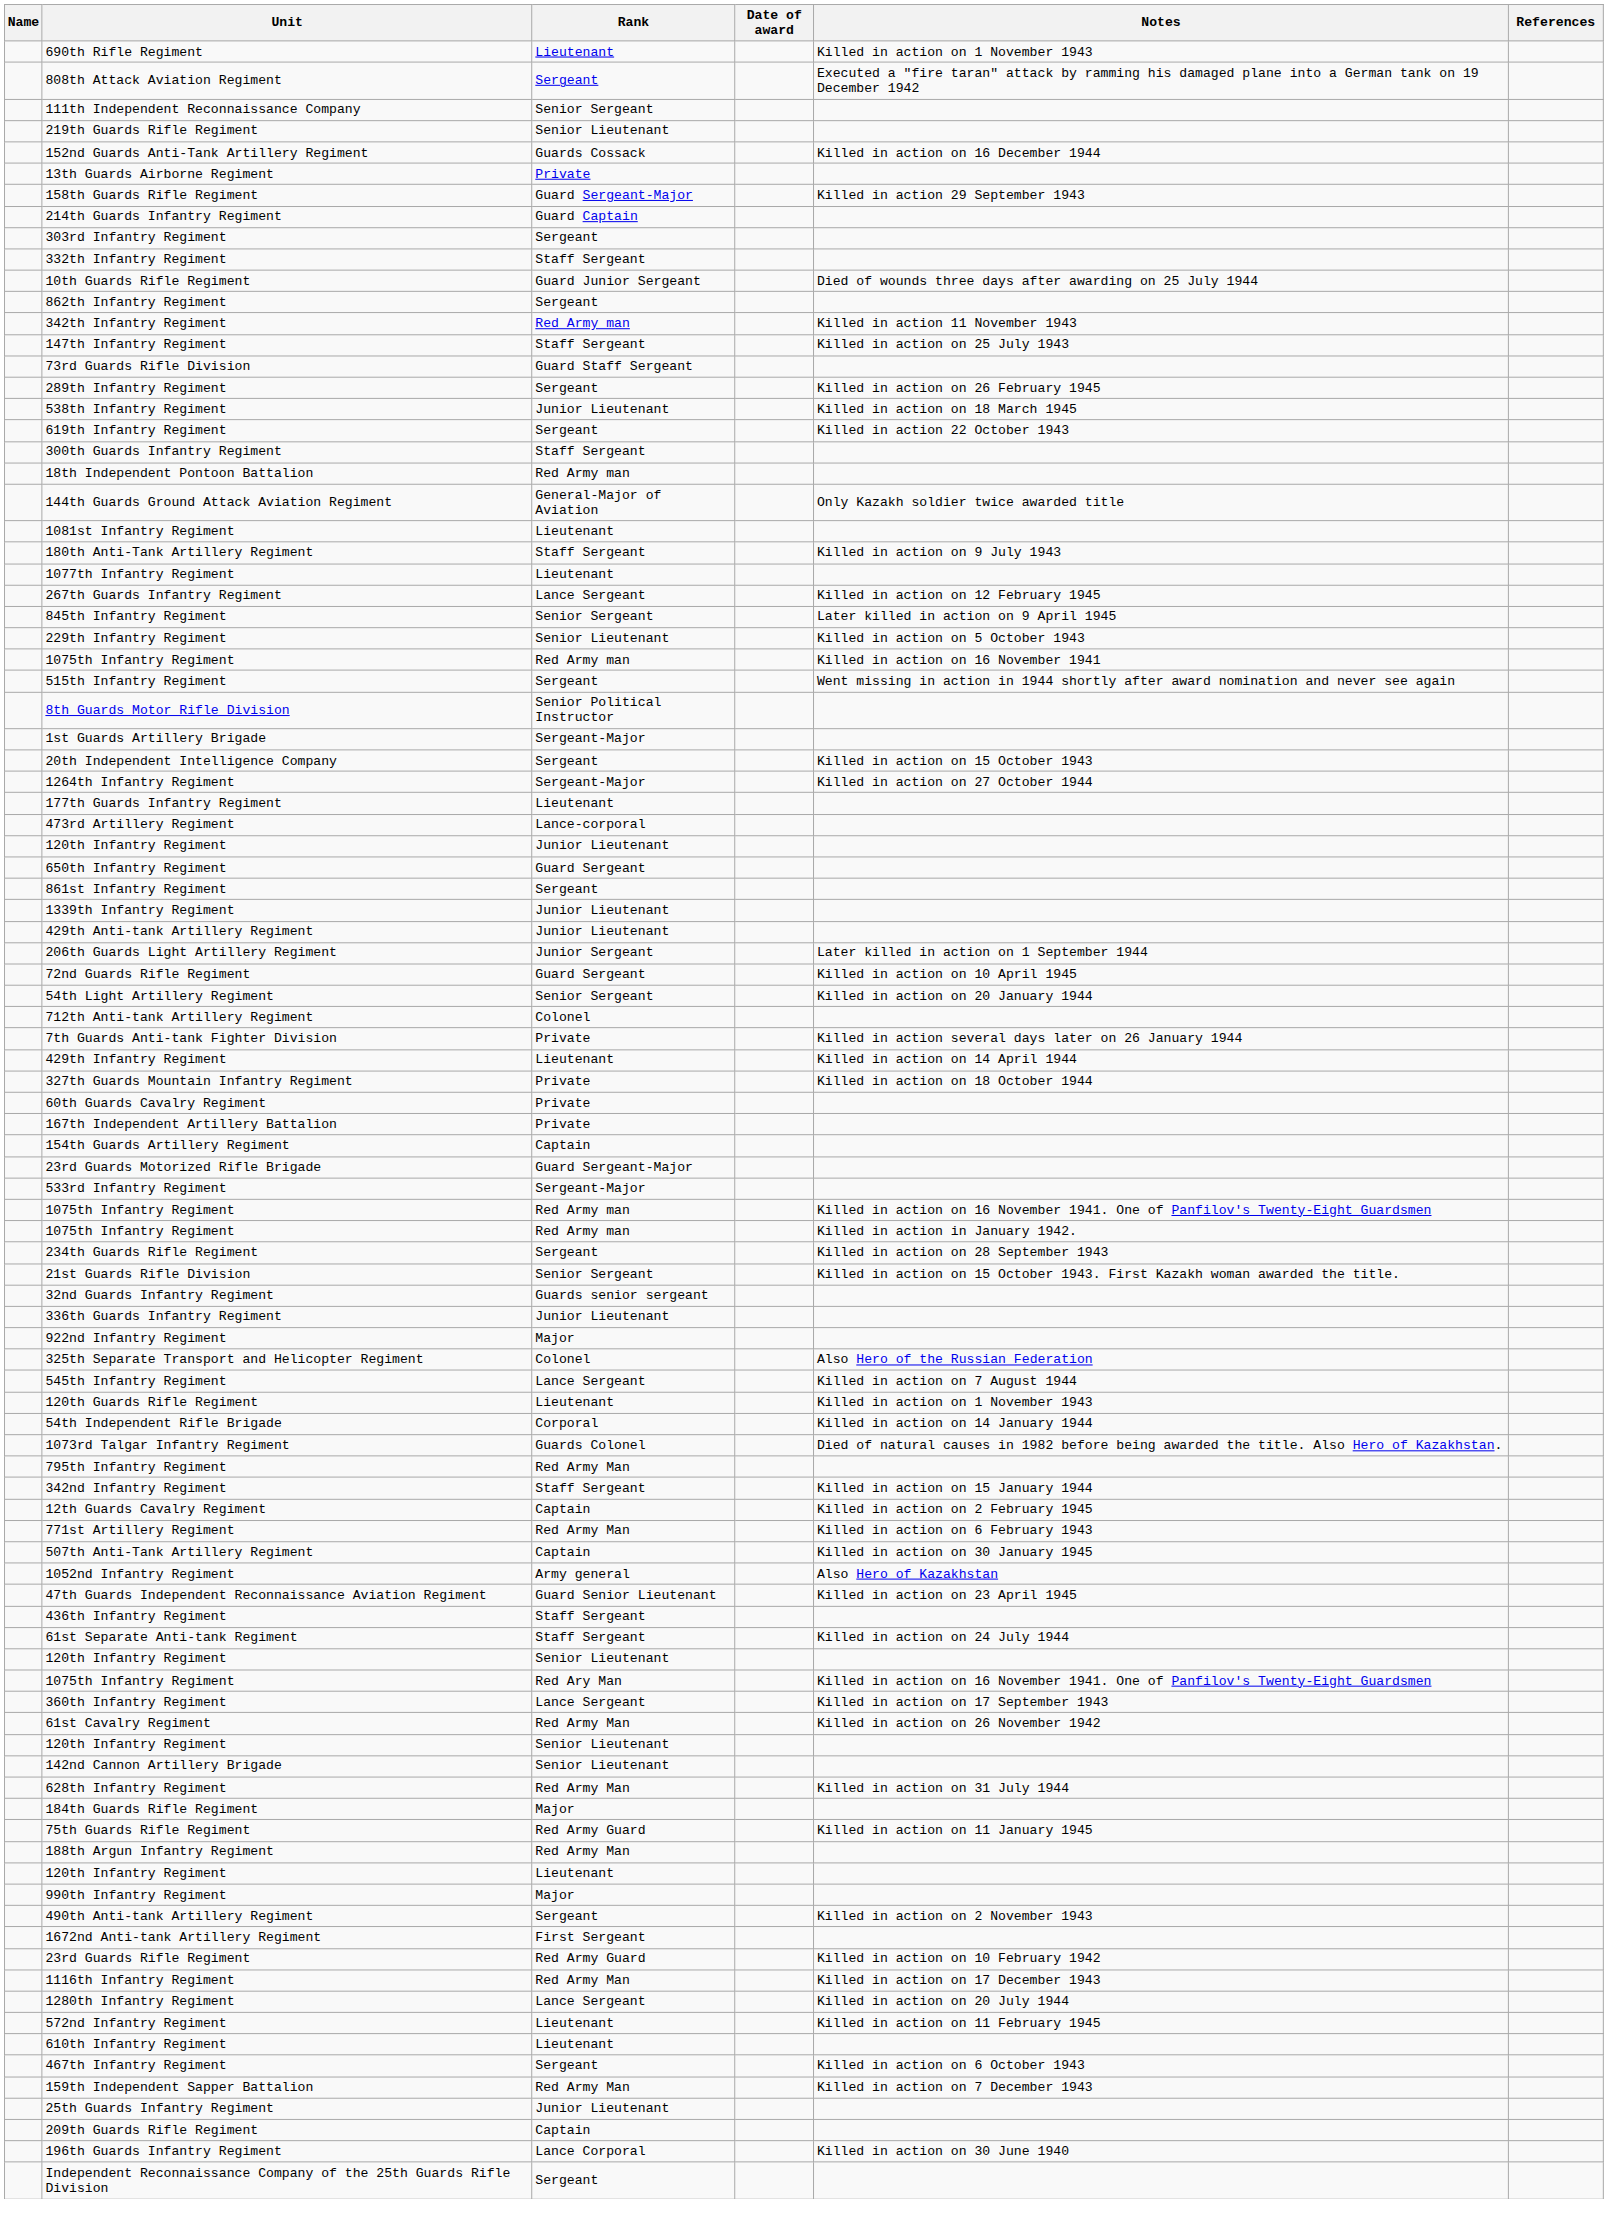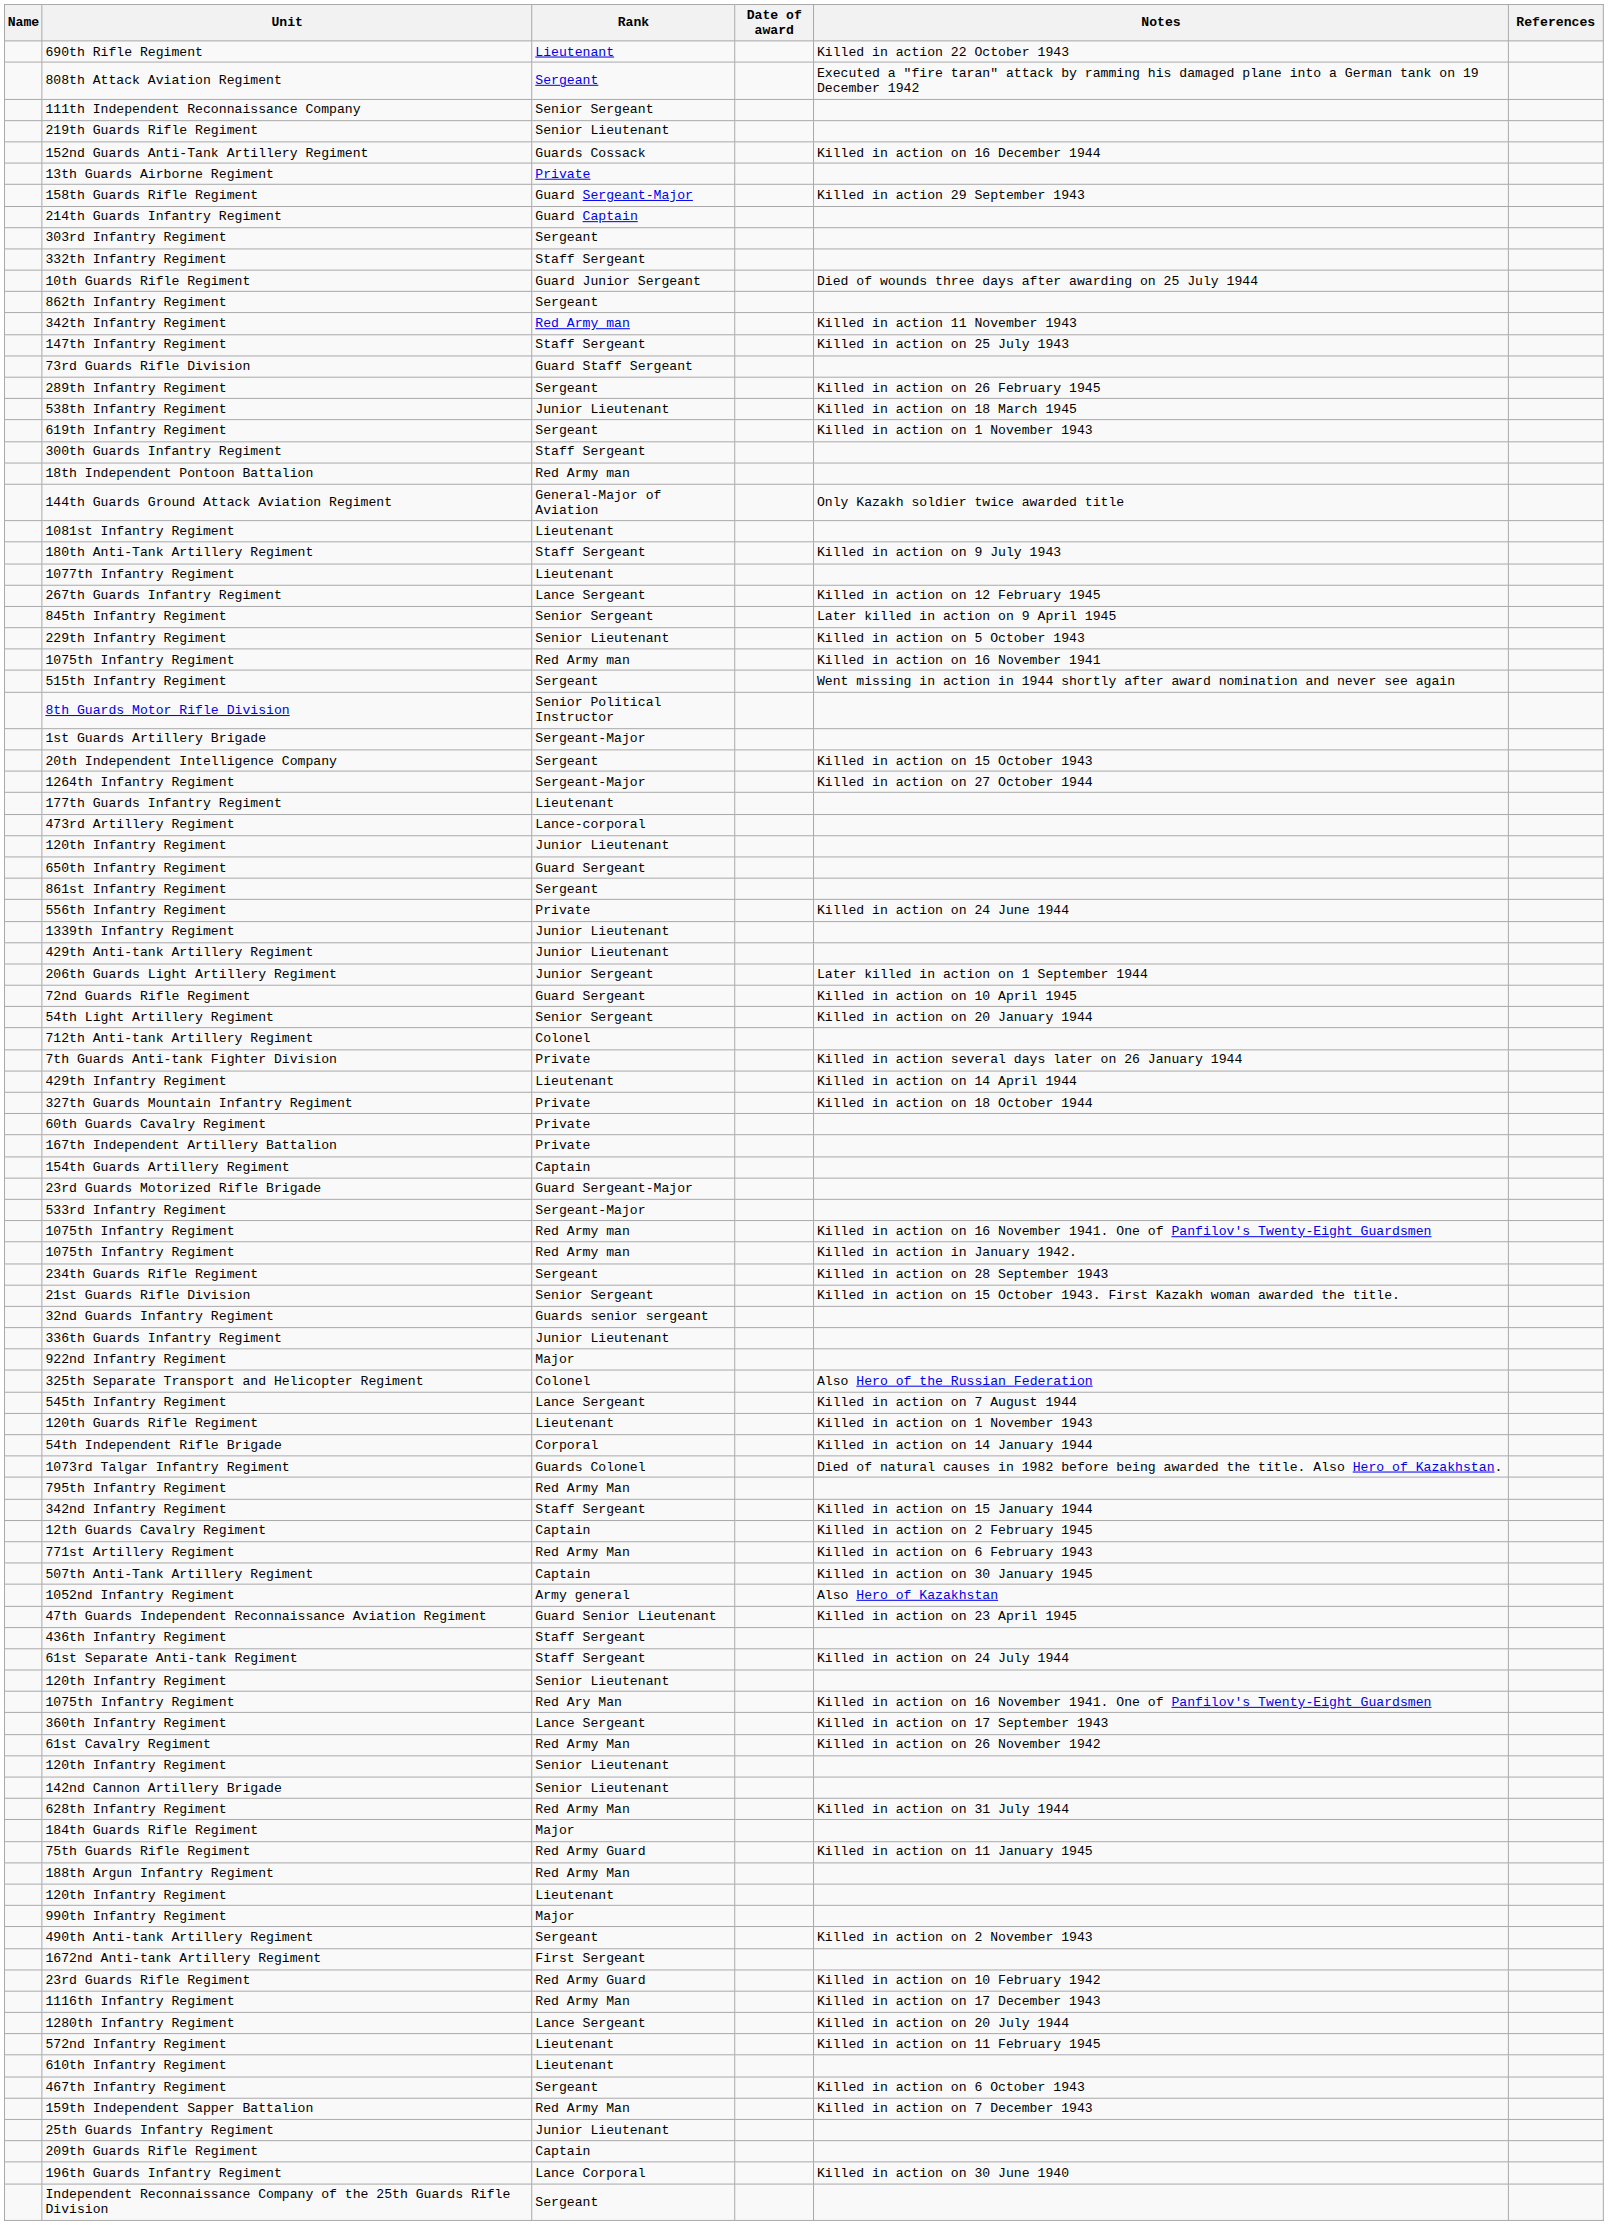(955, 52) Killed in action on 1 November 1943 -> (943, 52) Killed in action 22 October 1943
(943, 431) Killed in action 22 October 1943 -> (955, 431) Killed in action on 1 November 1943
+ row: (136, 910)
